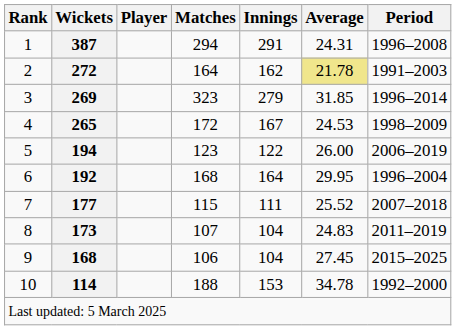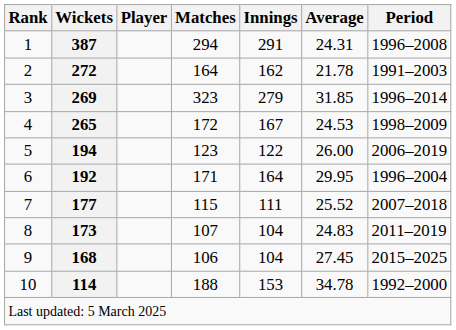(335, 71) khaki background -> (335, 71) no background
(205, 177) 168 -> (205, 177) 171
